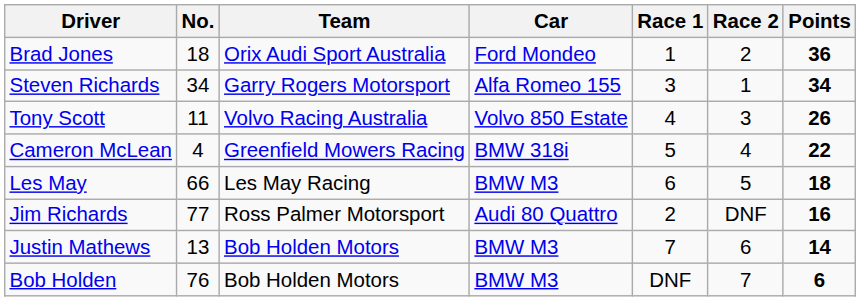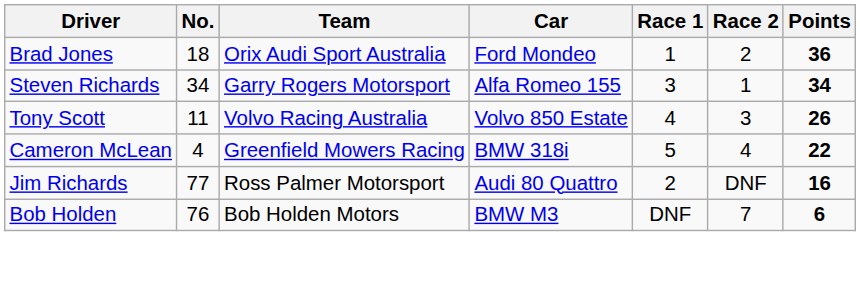- row: (48, 183)
- row: (80, 247)
